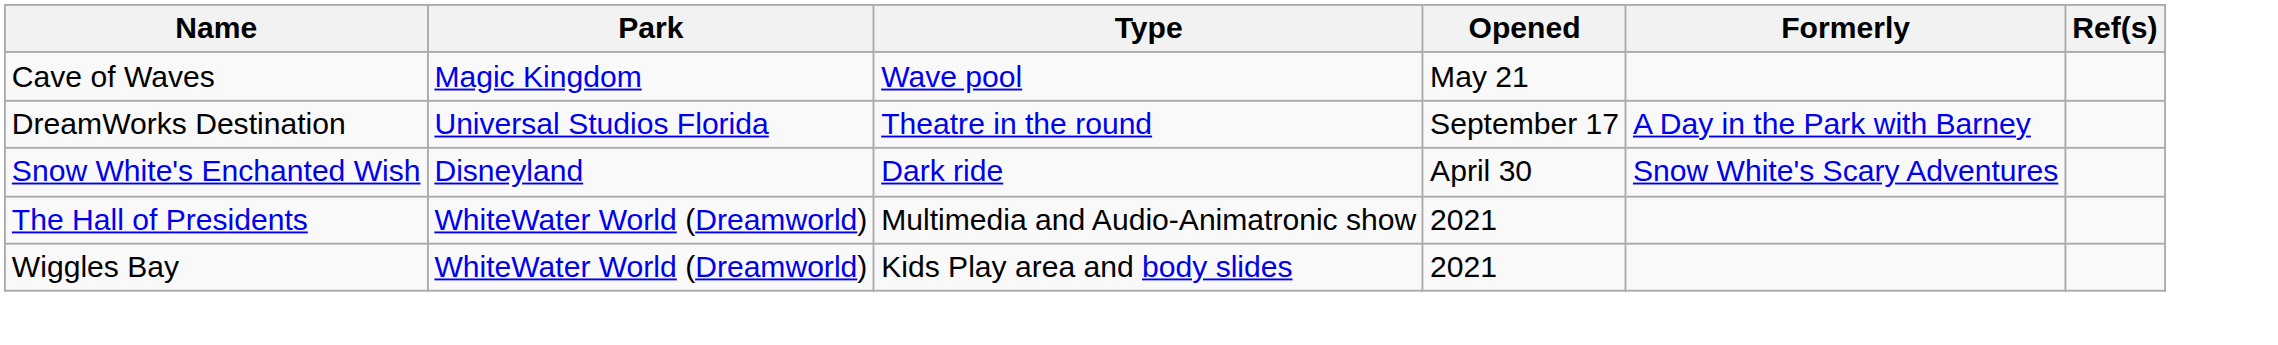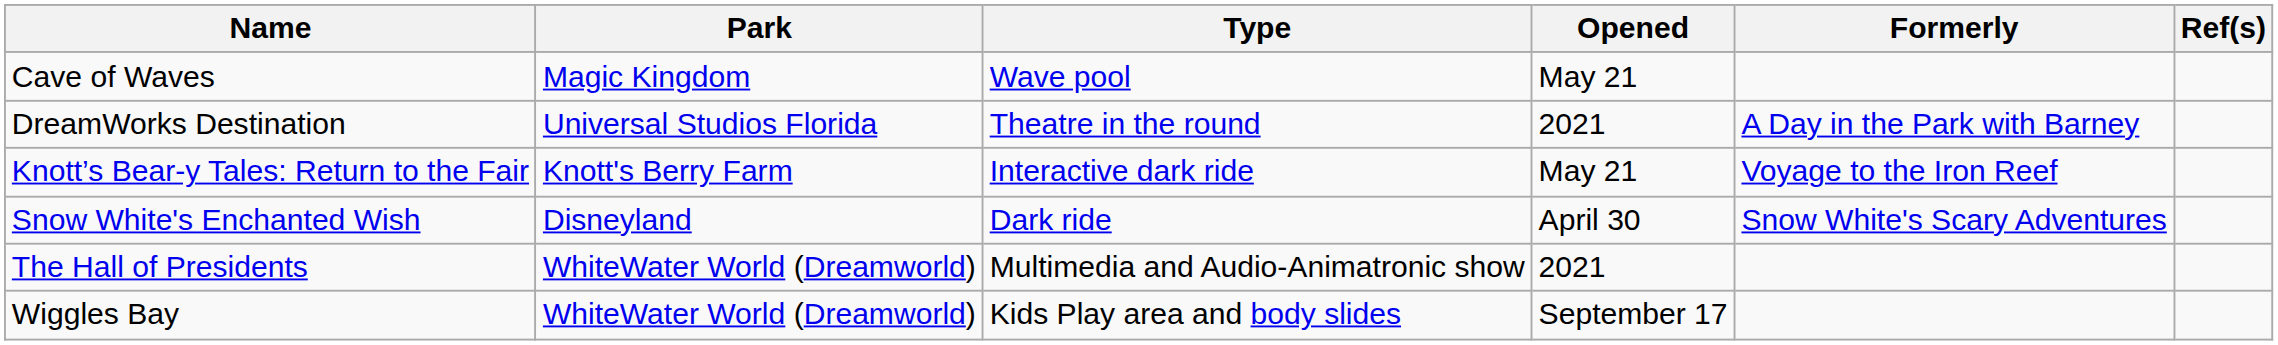(1525, 123) September 17 -> (1572, 123) 2021
+ row: (270, 171)
(1464, 266) 2021 -> (1633, 314) September 17
